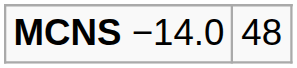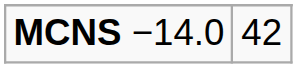(262, 33) 48 -> (262, 33) 42
